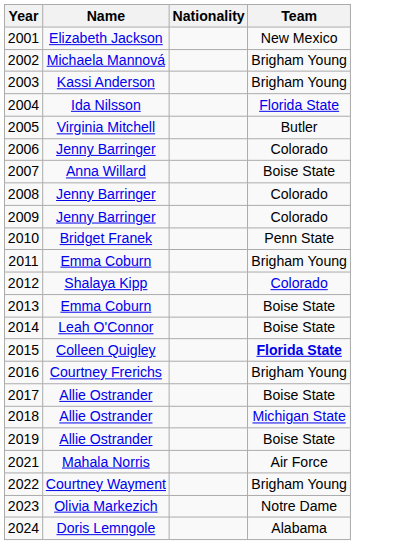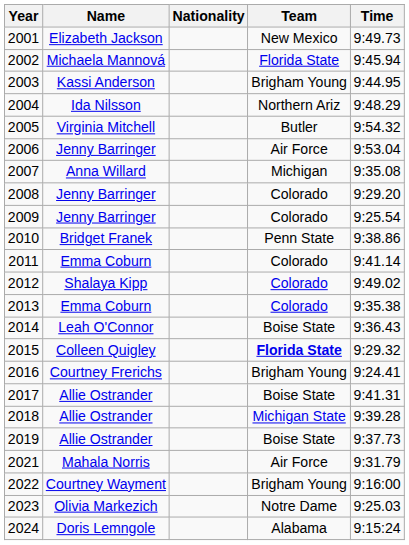+ column: (377, 16)
(299, 61) Brigham Young -> (299, 61) Florida State
(299, 105) Florida State -> (299, 105) Northern Ariz
(299, 150) Colorado -> (299, 150) Air Force
(299, 172) Boise State -> (299, 172) Michigan
(299, 261) Brigham Young -> (299, 261) Colorado
(299, 306) Boise State -> (299, 306) Colorado
